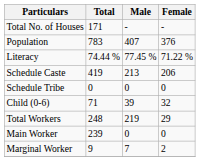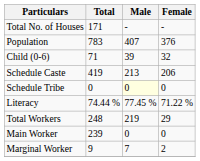rows swapped: (28, 103) <-> (23, 57)
(127, 88) no background -> (127, 88) lightyellow background
